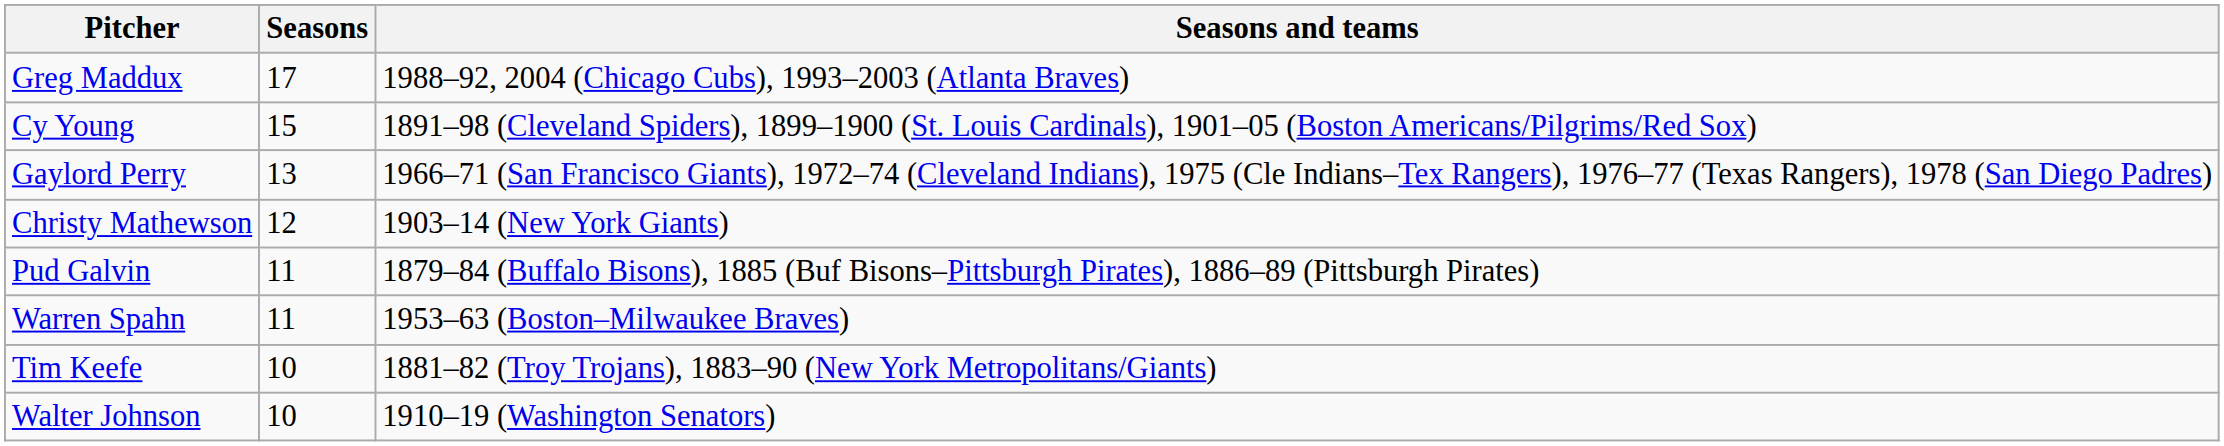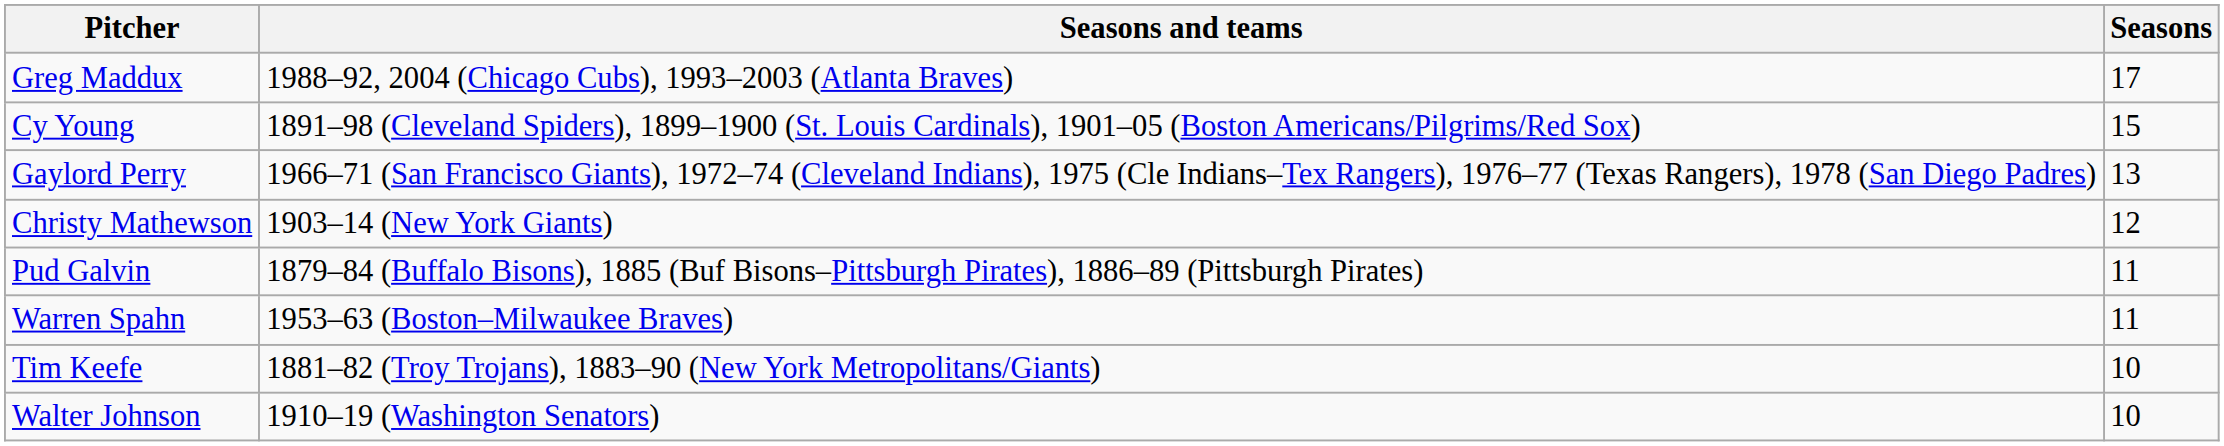columns swapped: (317, 28) <-> (1297, 28)
